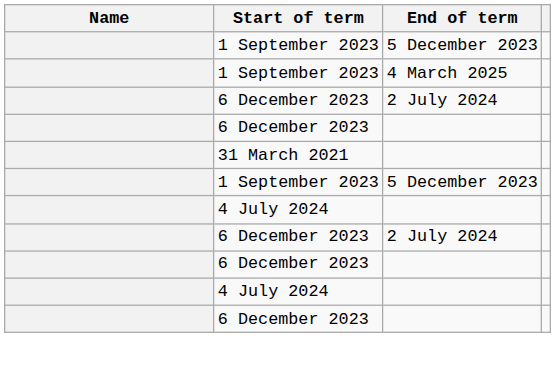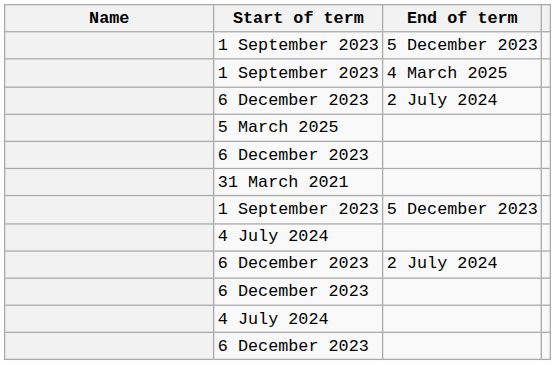+ row: (278, 128)
